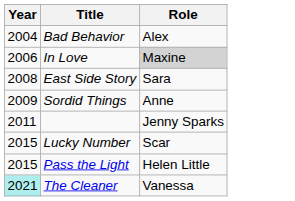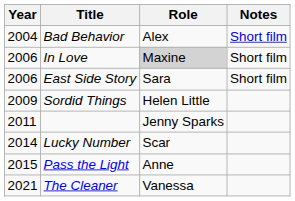+ column: (258, 15)
(22, 79) 2008 -> (22, 79) 2006
(158, 100) Anne -> (176, 100) Helen Little
(22, 143) 2015 -> (22, 143) 2014
(176, 164) Helen Little -> (158, 164) Anne
(22, 185) paleturquoise background -> (22, 185) no background
